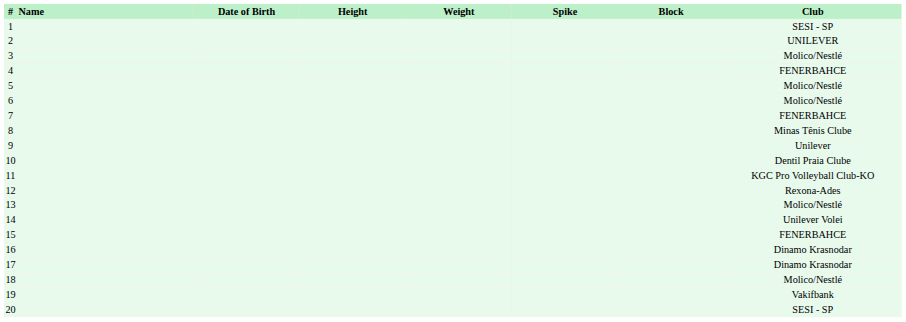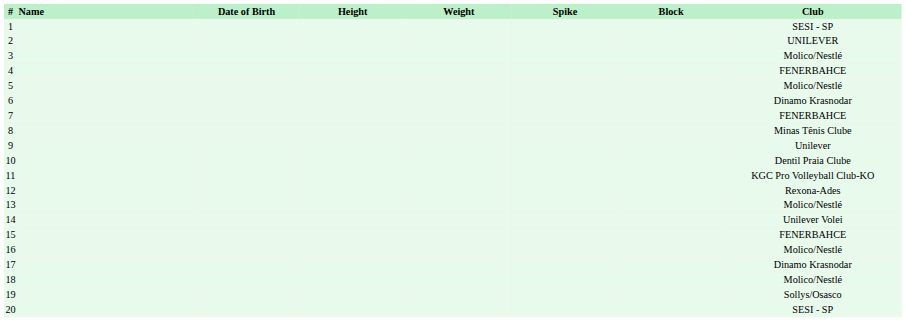(813, 101) Molico/Nestlé -> (813, 101) Dinamo Krasnodar
(813, 250) Dinamo Krasnodar -> (813, 250) Molico/Nestlé
(813, 294) Vakifbank -> (813, 294) Sollys/Osasco
